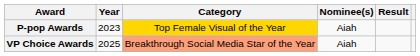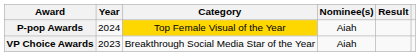(109, 28) 2023 -> (109, 28) 2024
(109, 43) 2025 -> (109, 43) 2023
(220, 43) lightsalmon background -> (220, 43) no background
